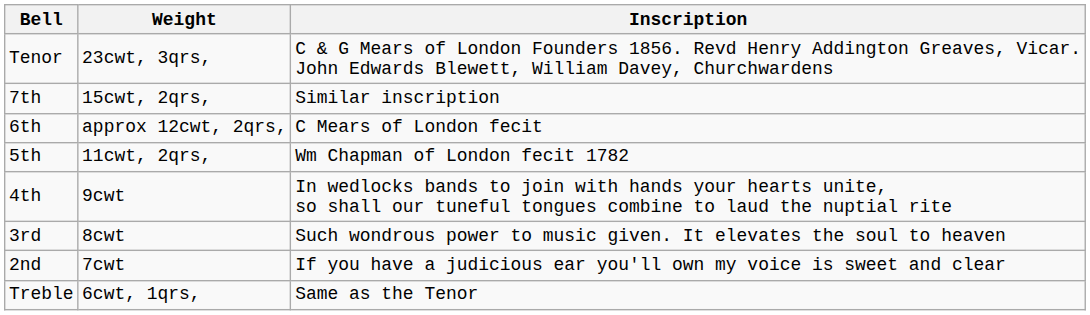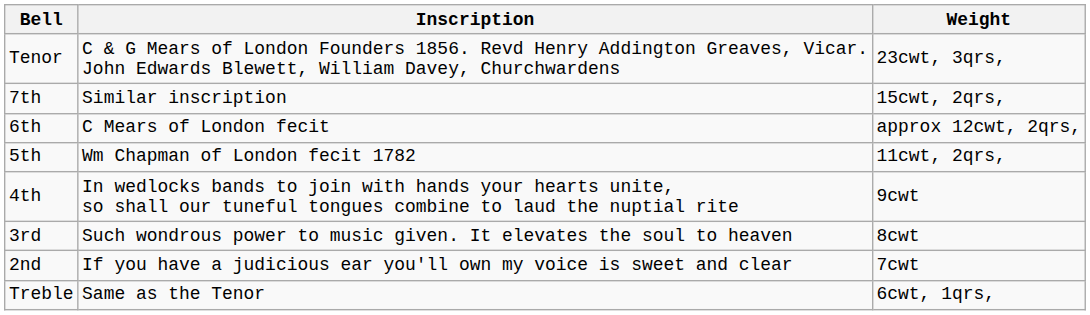columns swapped: (688, 19) <-> (184, 19)
